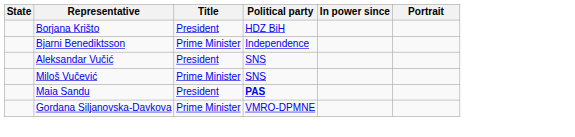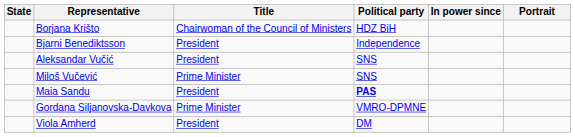(197, 28) President -> (264, 28) Chairwoman of the Council of Ministers
(208, 44) Prime Minister -> (197, 44) President
+ row: (66, 124)
